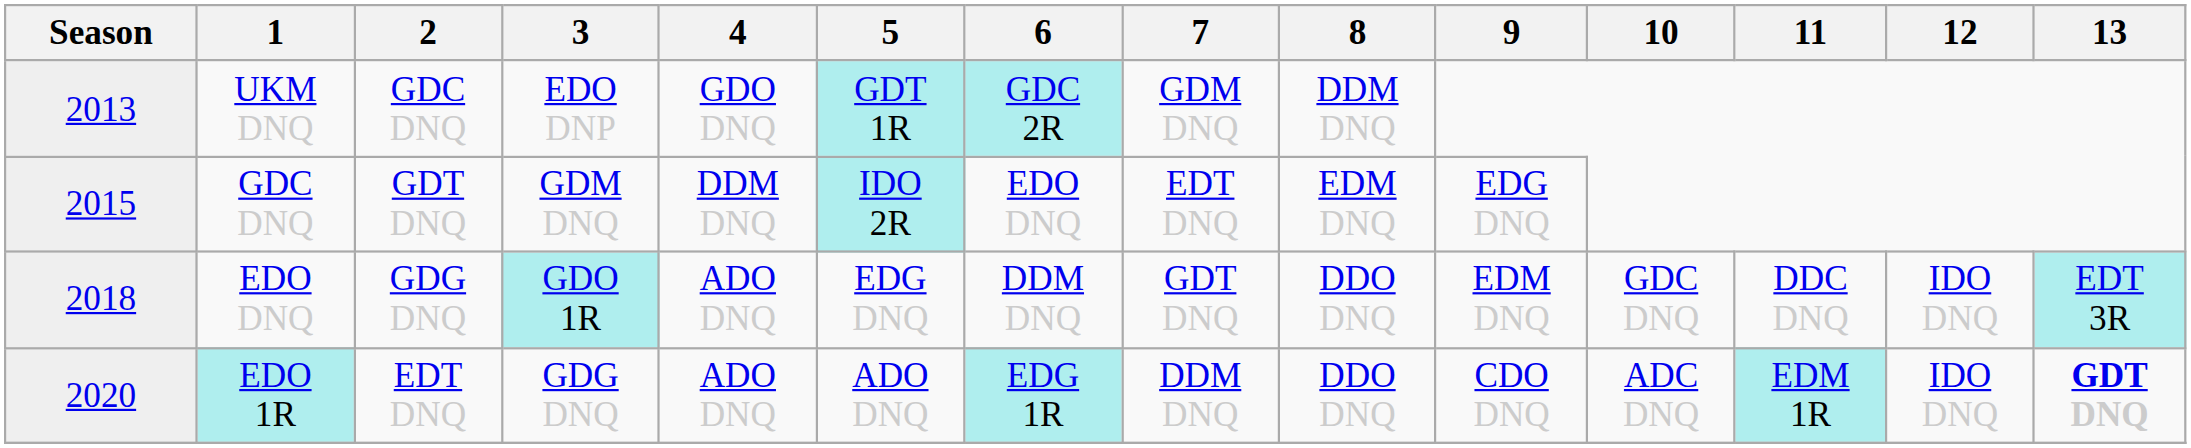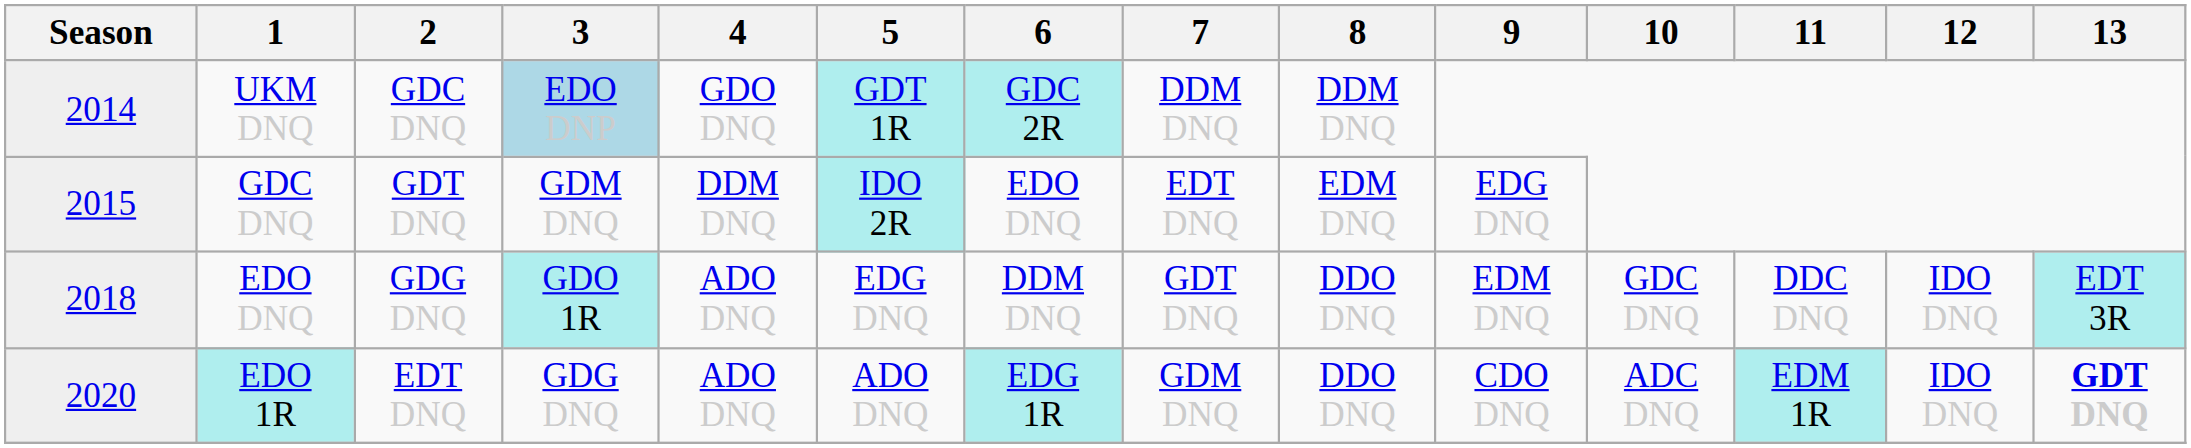(101, 108) 2013 -> (101, 108) 2014
(581, 108) no background -> (581, 108) lightblue background
(1200, 108) GDM DNQ -> (1200, 108) DDM DNQ
(1200, 394) DDM DNQ -> (1200, 394) GDM DNQ
